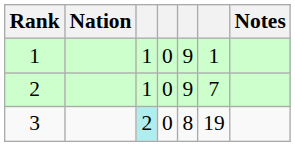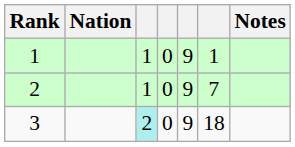(188, 123) 8 -> (188, 123) 9
(214, 123) 19 -> (214, 123) 18
